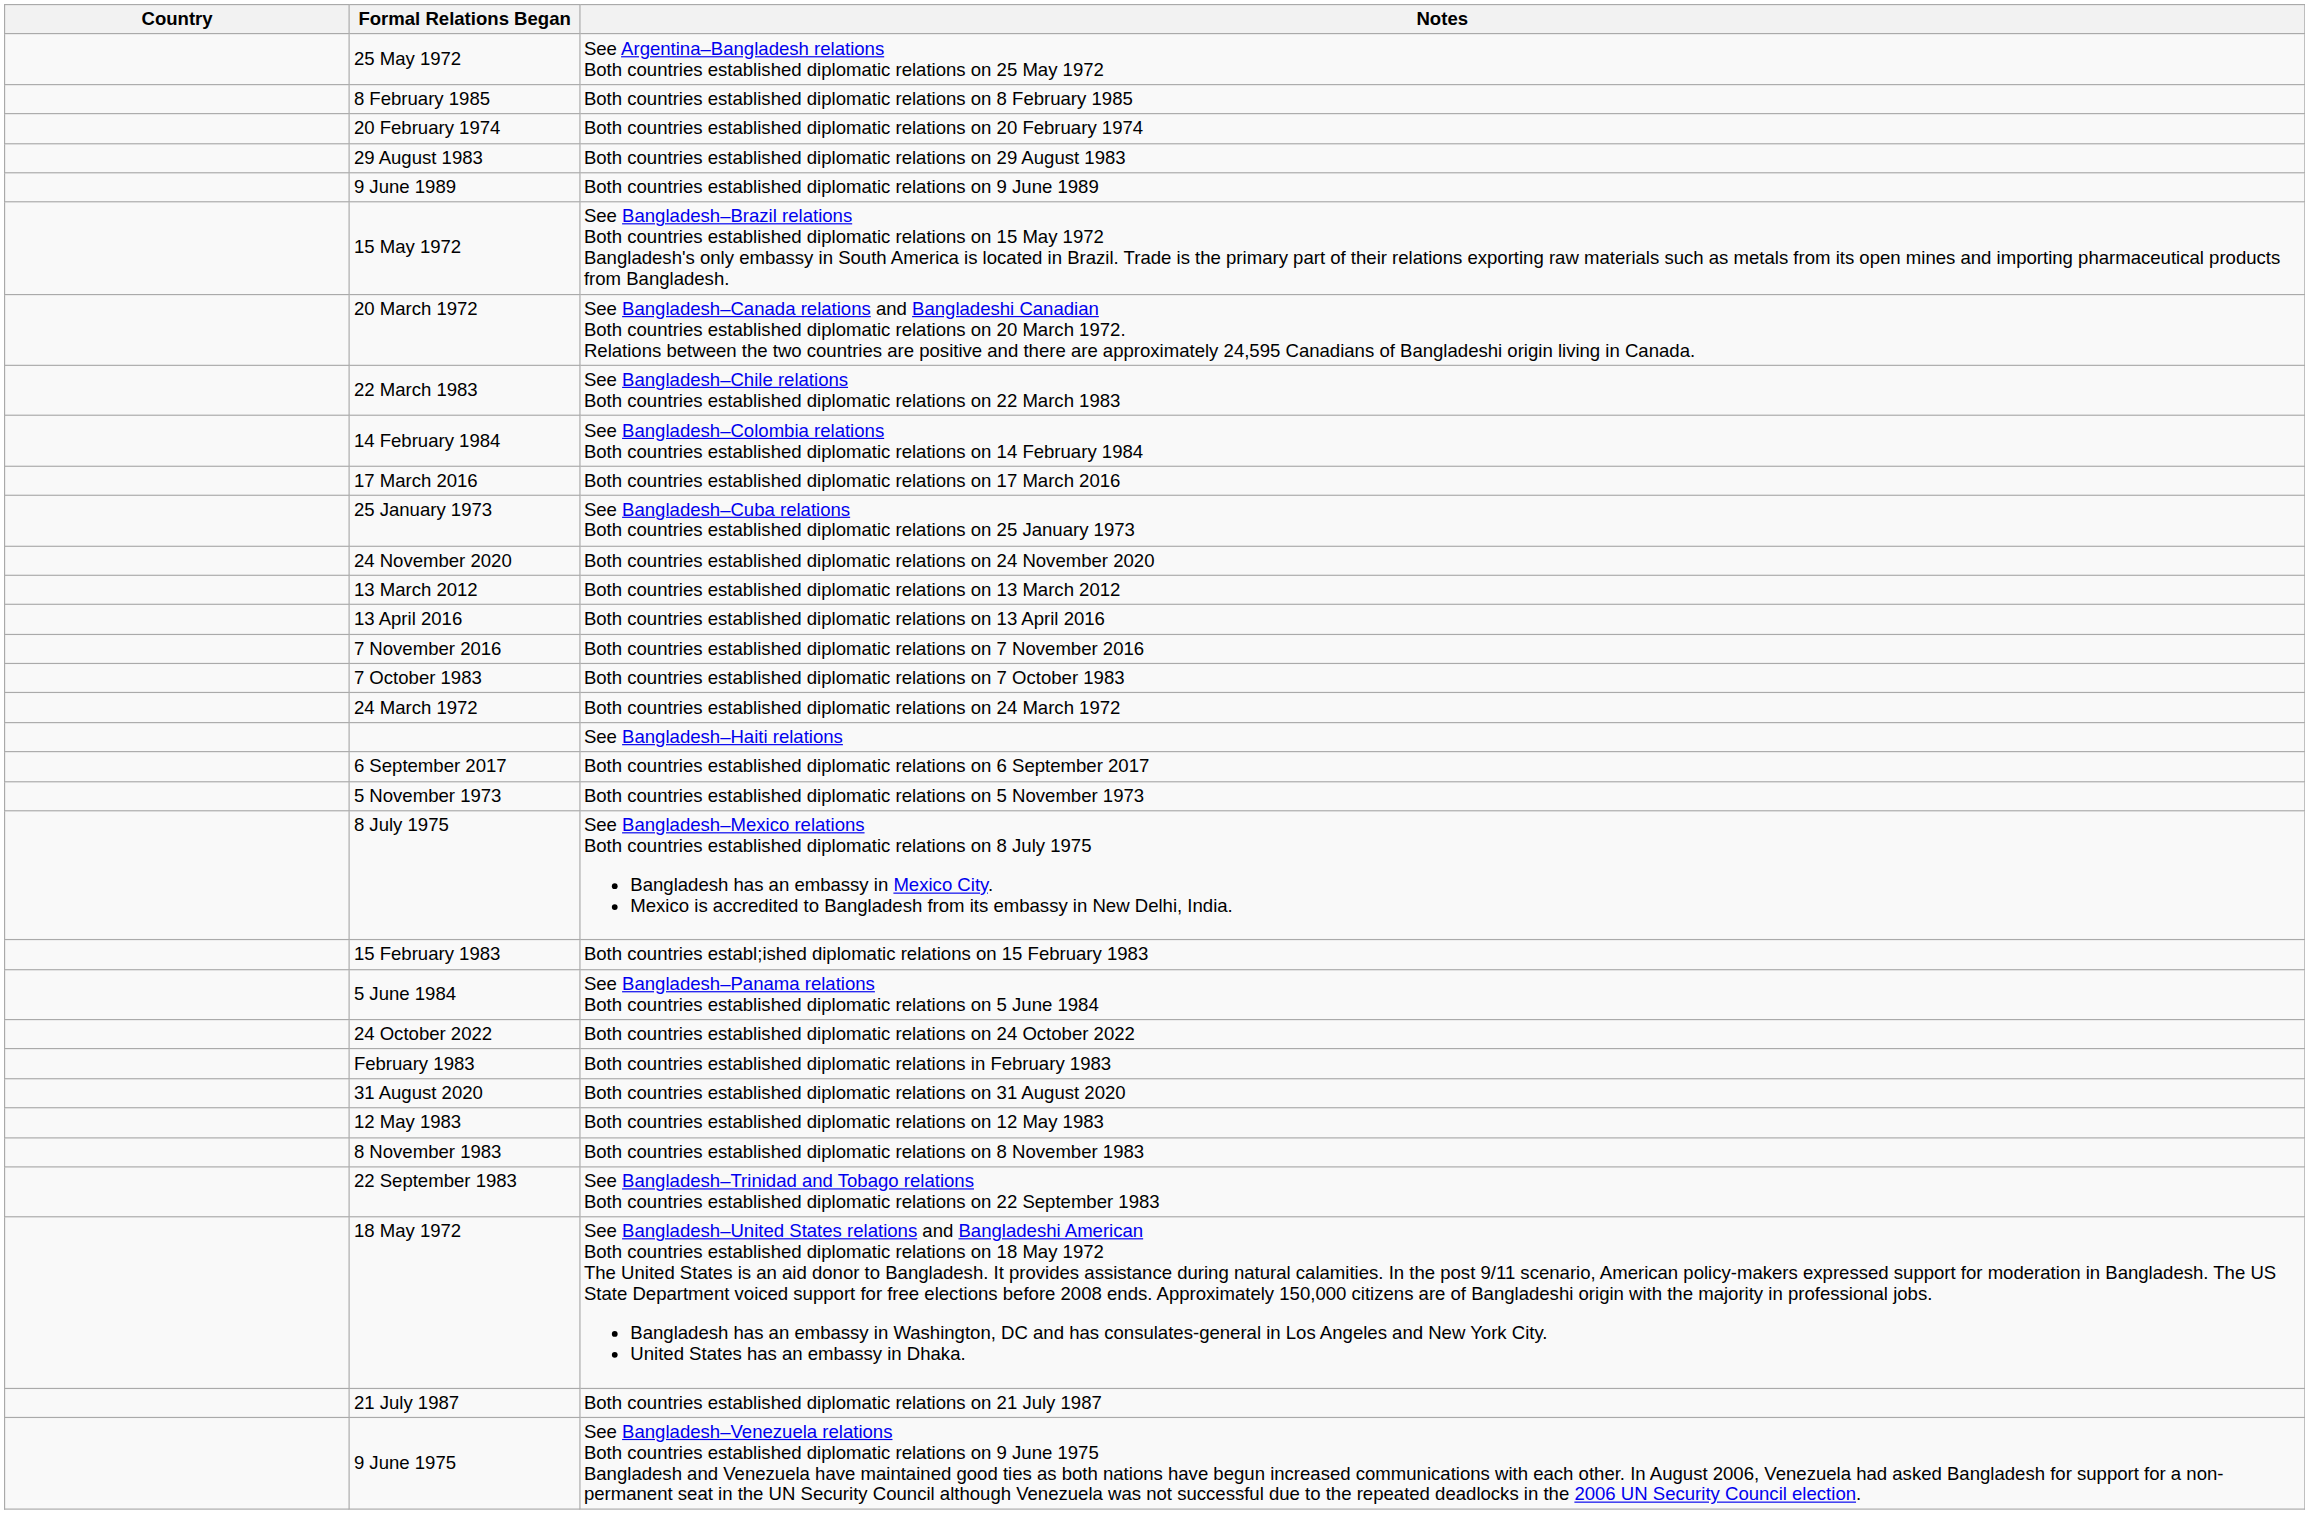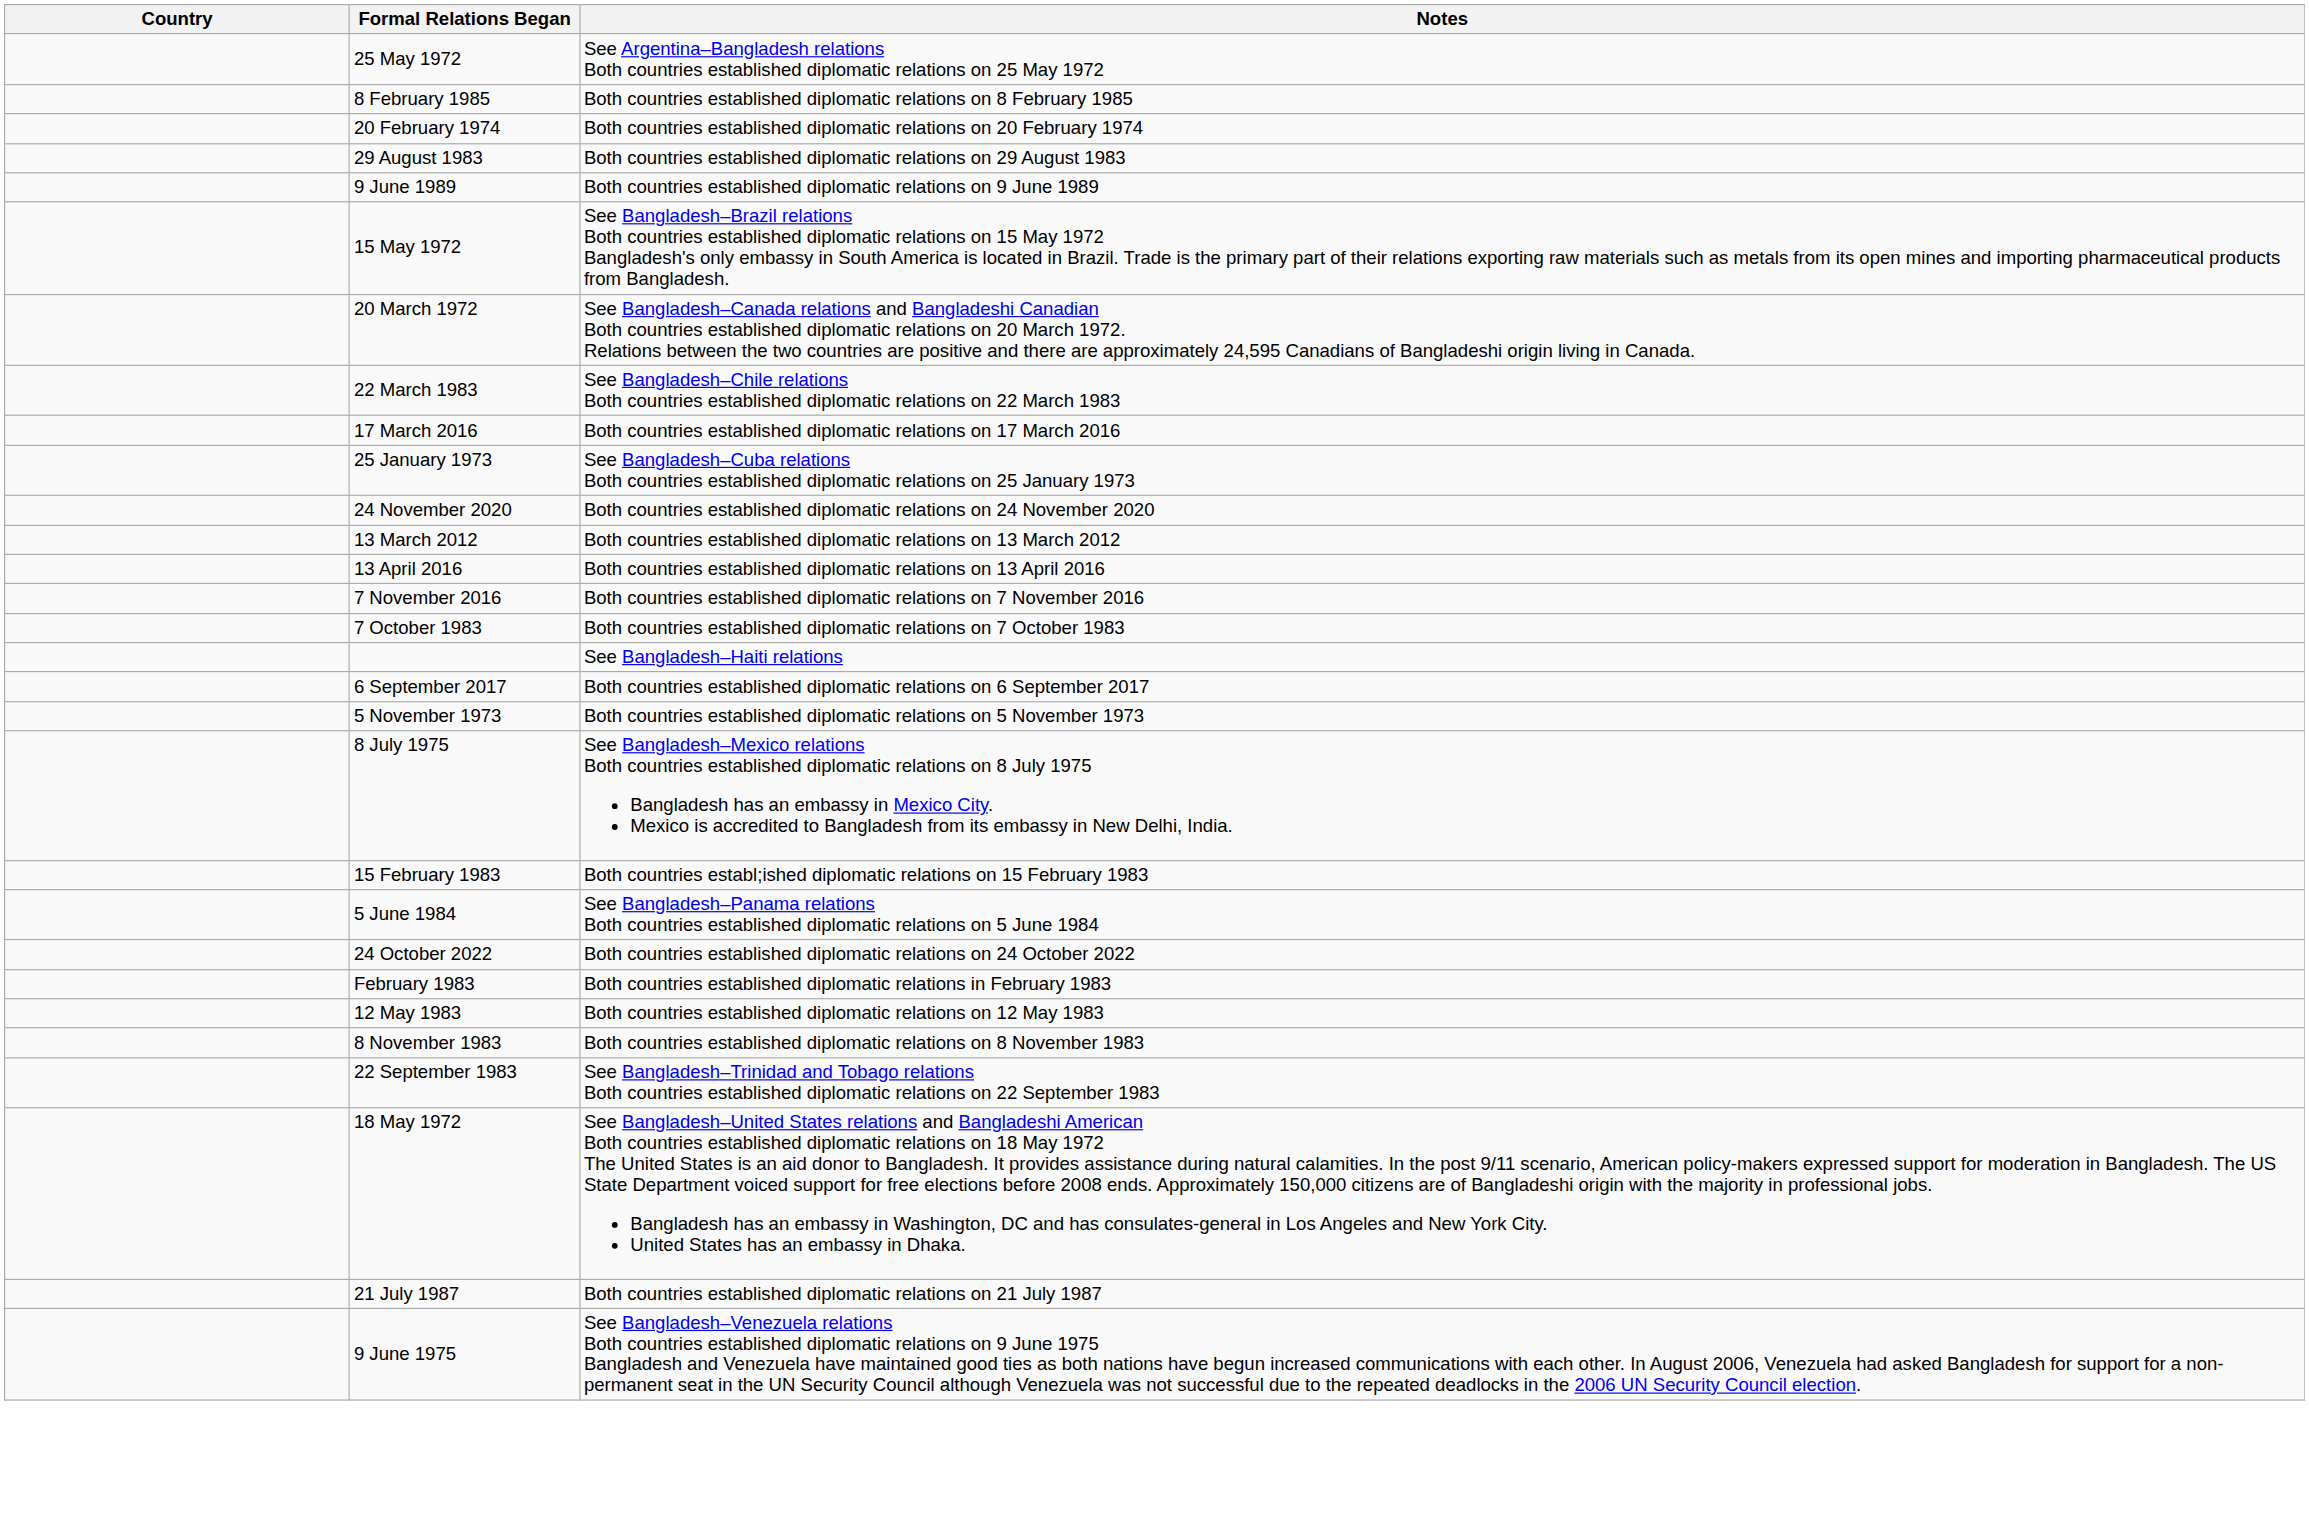- row: (427, 440)
- row: (416, 707)
- row: (418, 1093)
